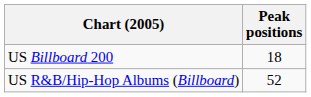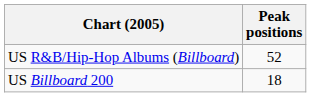rows swapped: (61, 56) <-> (124, 80)
